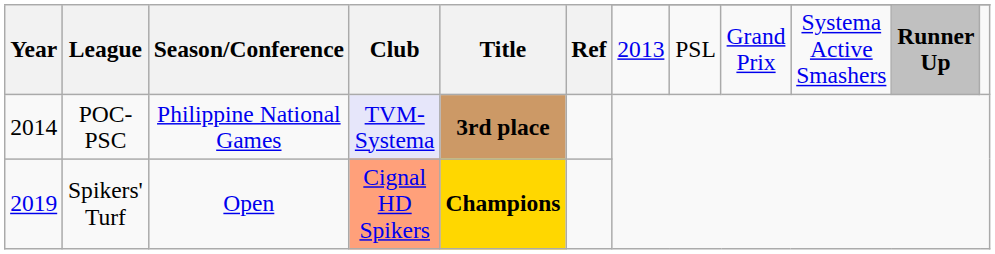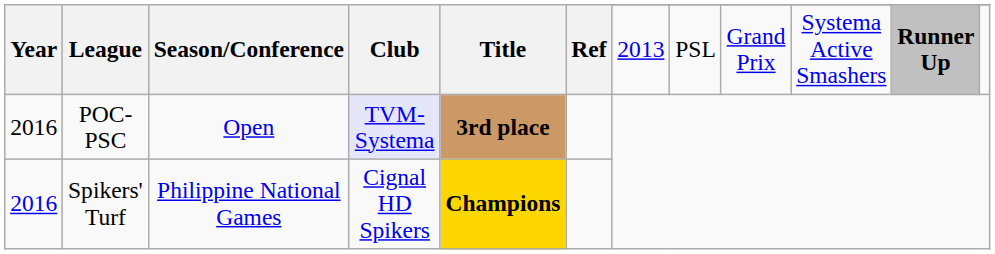(34, 126) 2014 -> (34, 126) 2016
(249, 126) Philippine National Games -> (249, 126) Open
(34, 203) 2019 -> (34, 203) 2016
(249, 203) Open -> (249, 203) Philippine National Games
(395, 203) lightsalmon background -> (395, 203) no background
